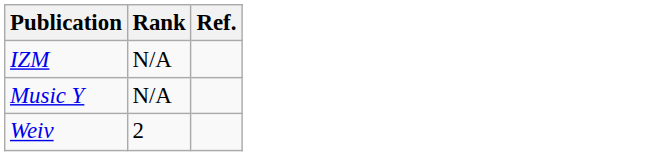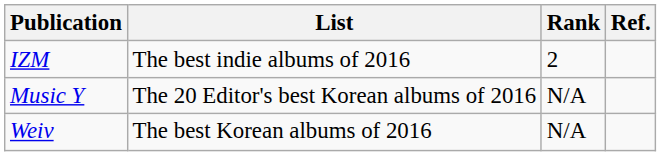+ column: (334, 22)
(152, 58) N/A -> (552, 58) 2
(138, 131) 2 -> (566, 131) N/A
